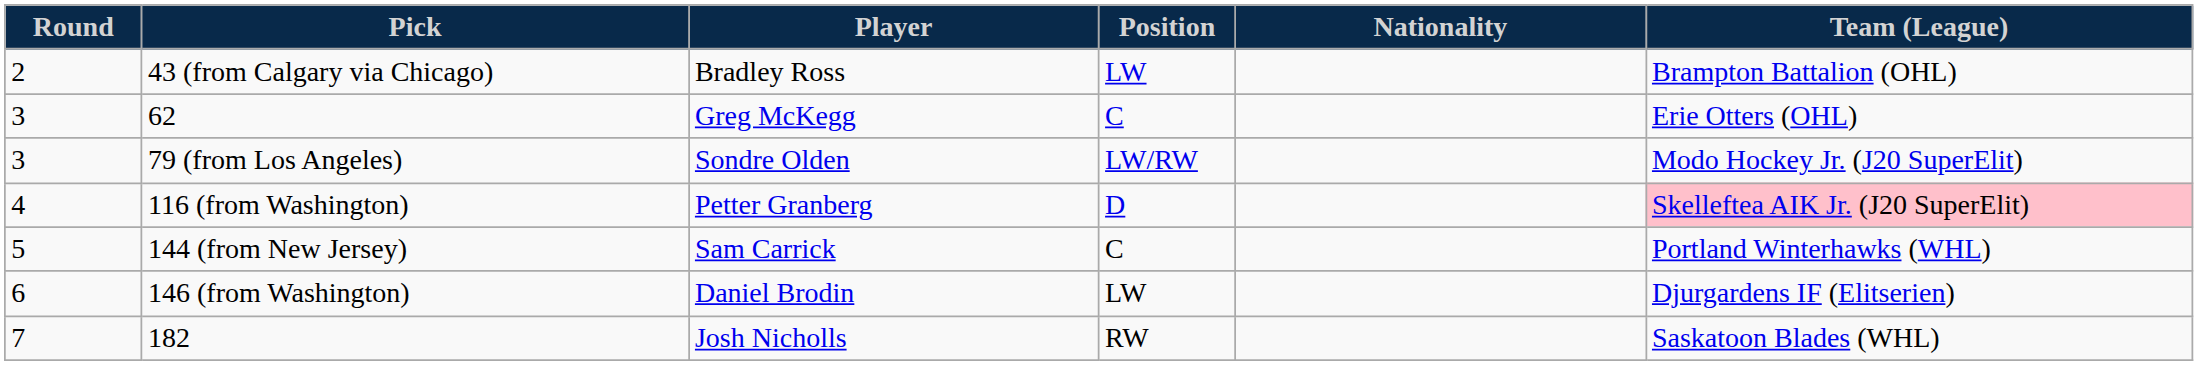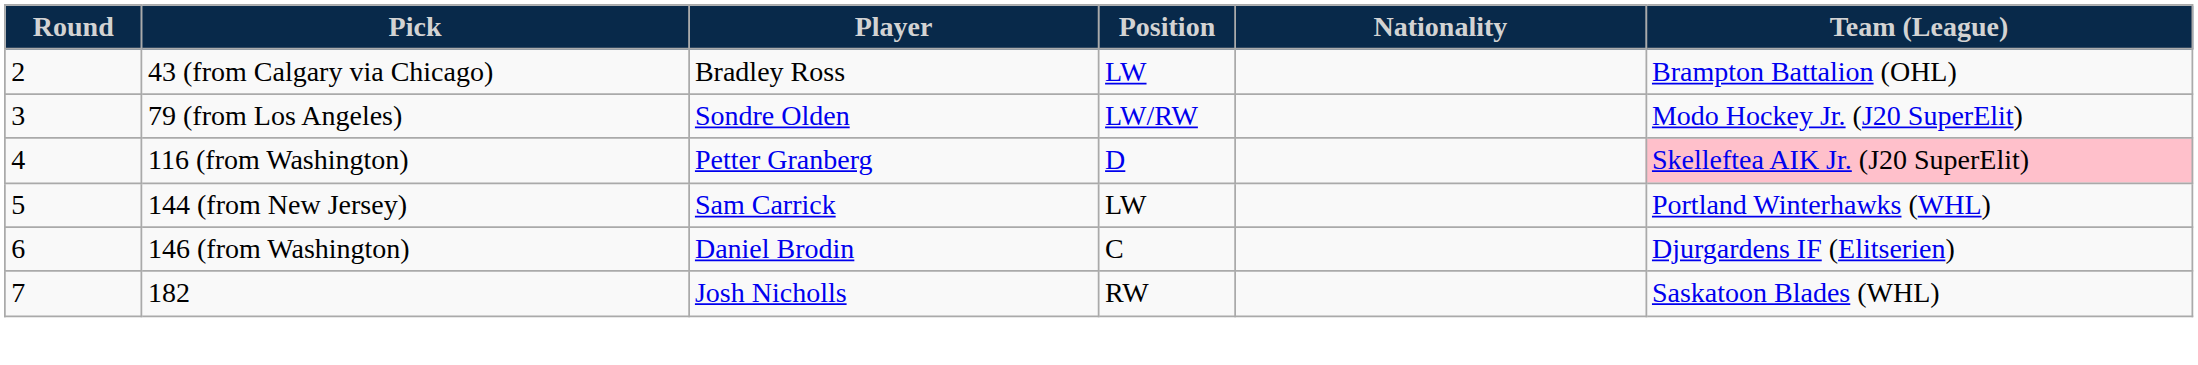- row: (162, 115)
(1114, 248) C -> (1126, 204) LW
(1126, 293) LW -> (1114, 248) C
